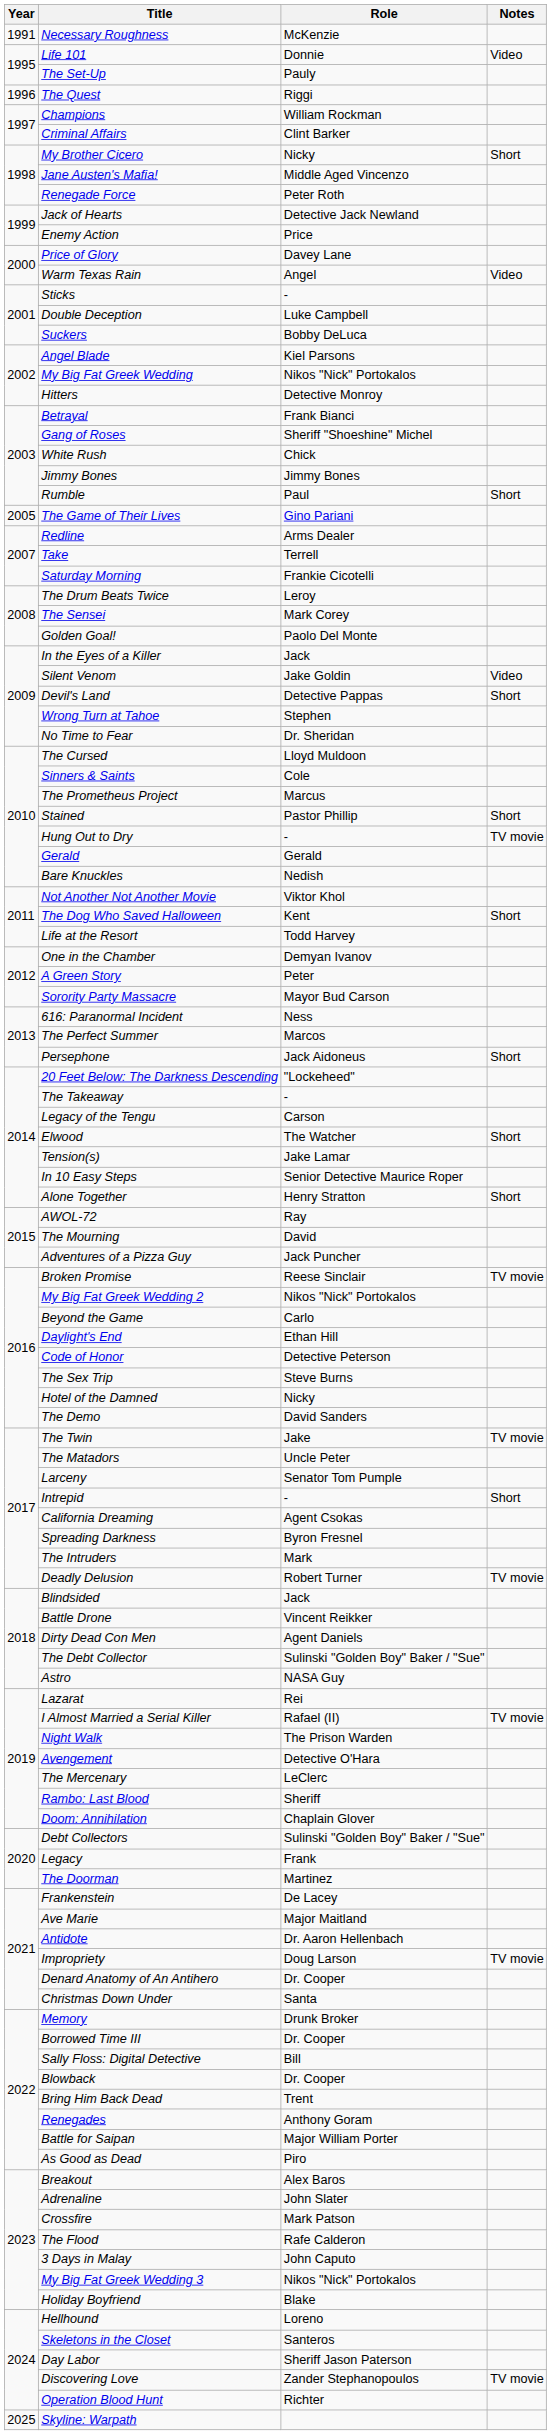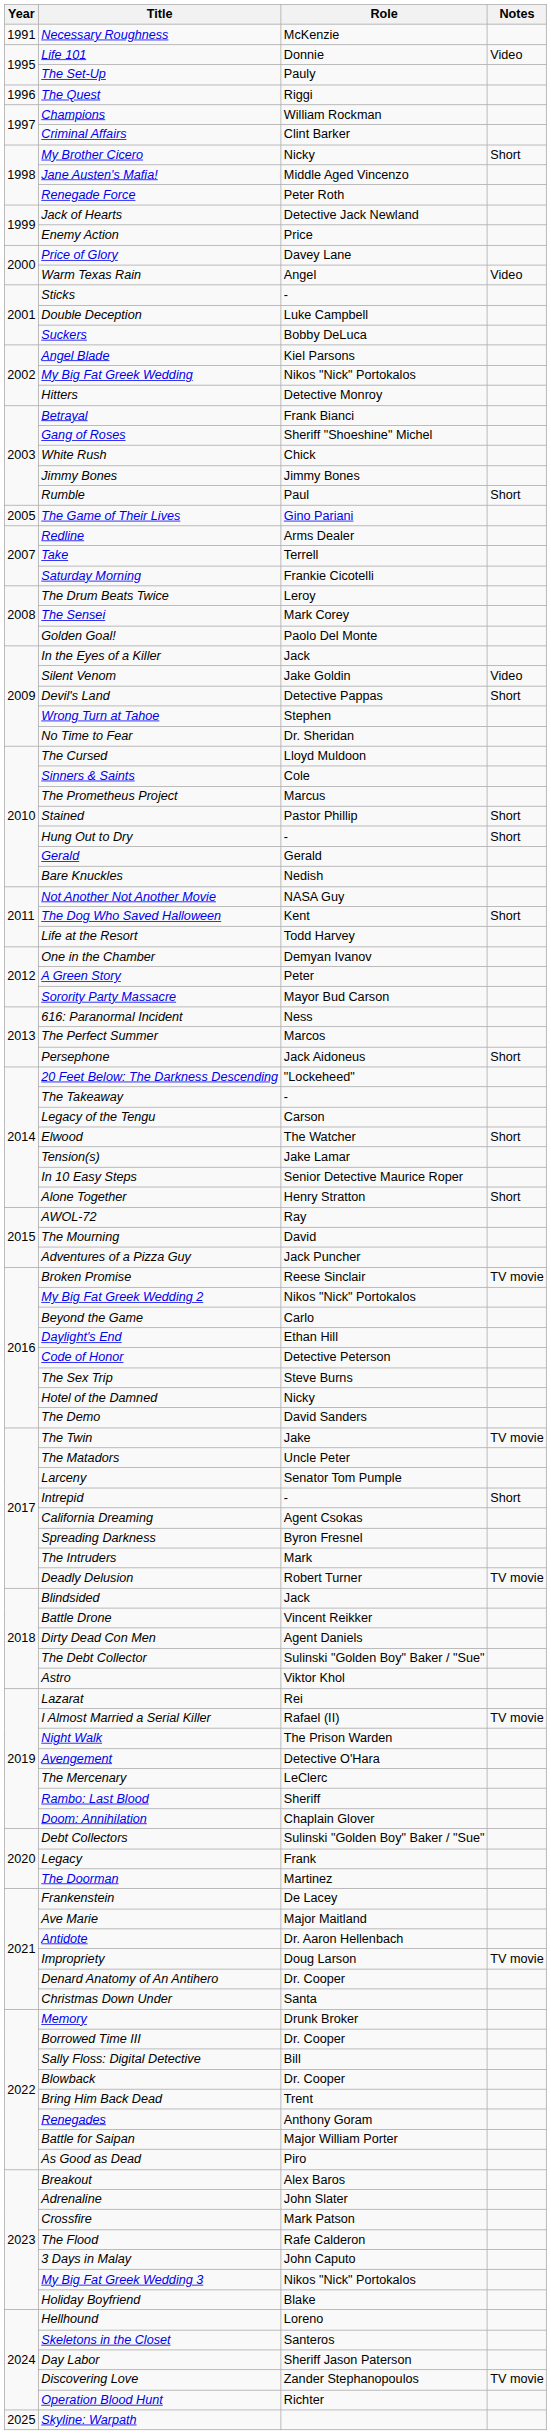(517, 836) TV movie -> (505, 836) Short
(314, 896) Viktor Khol -> (314, 896) NASA Guy
(314, 1678) NASA Guy -> (314, 1678) Viktor Khol
